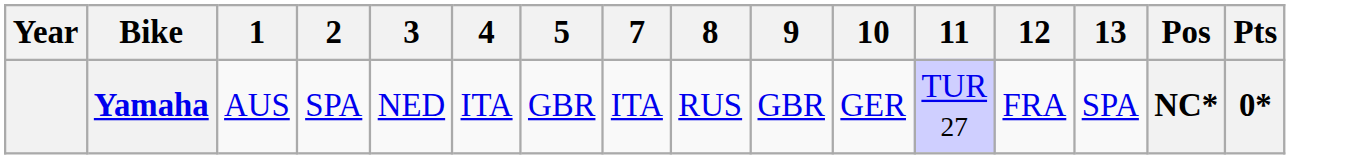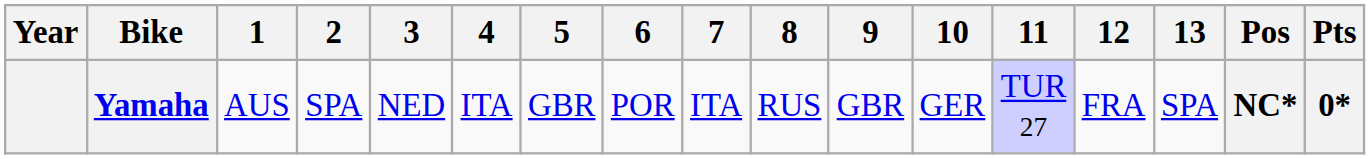+ column: (643, 31)
